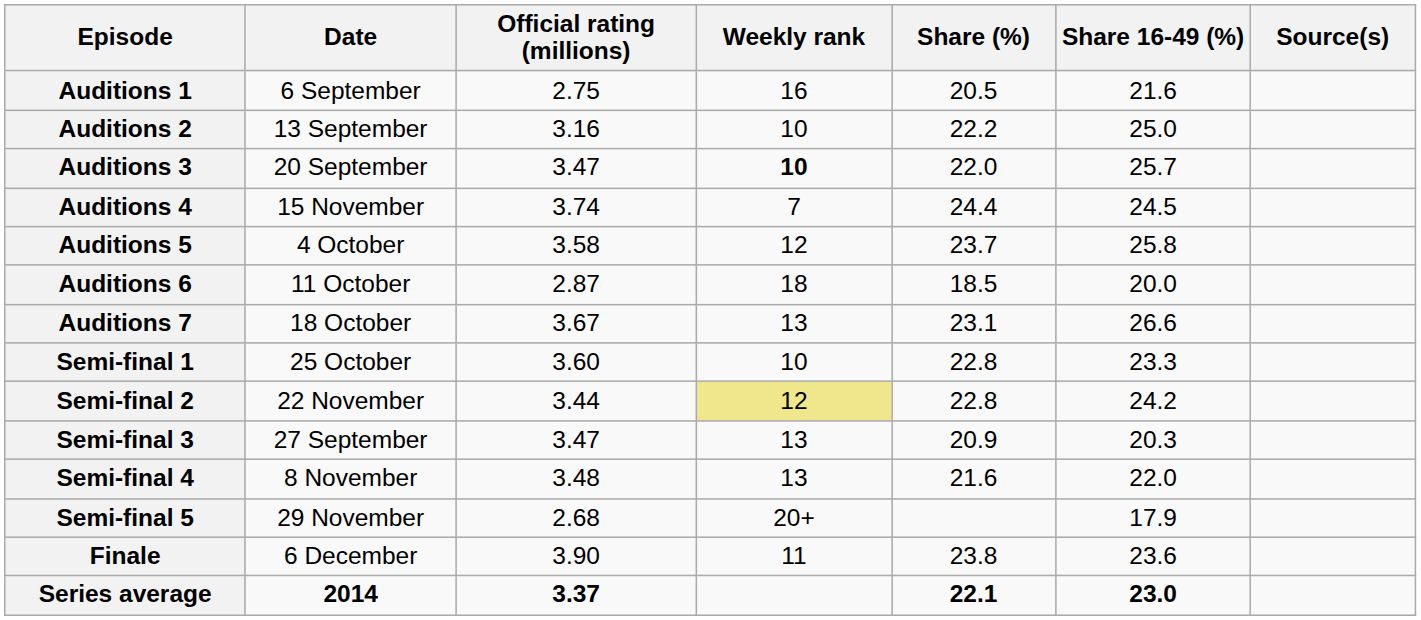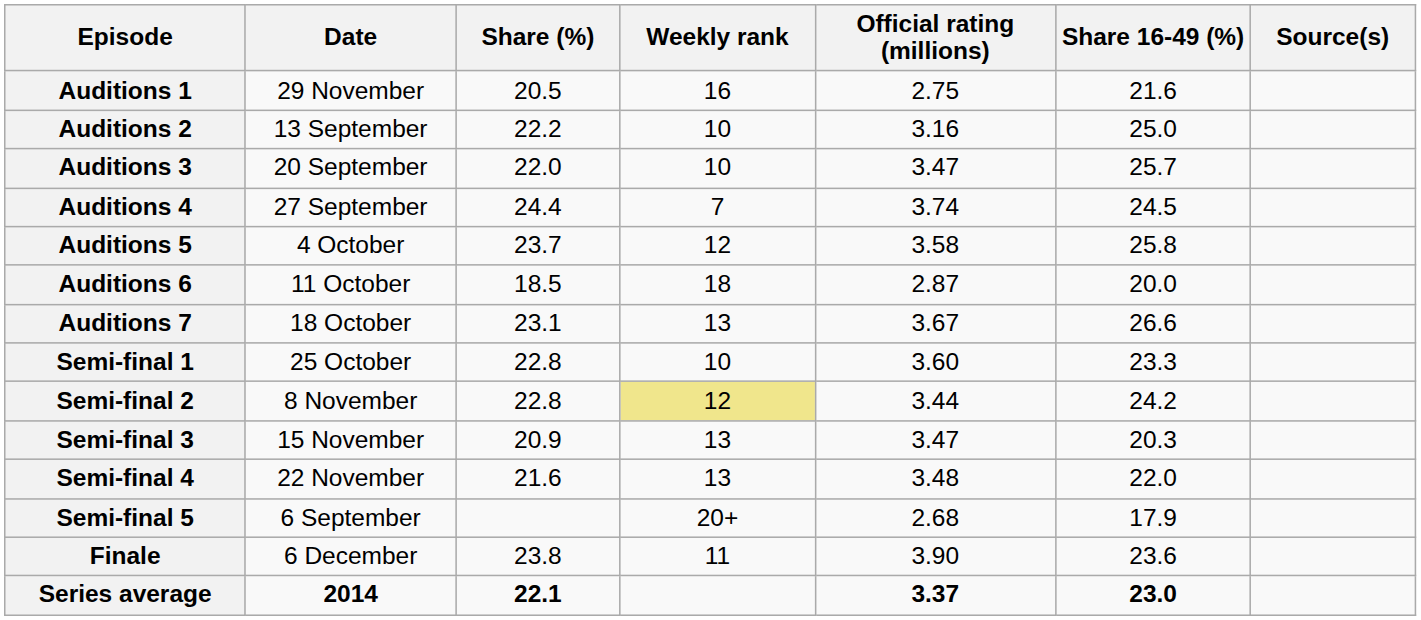columns swapped: (576, 37) <-> (974, 37)
(351, 90) 6 September -> (351, 90) 29 November
(794, 167) bold -> (717, 167) normal
(351, 206) 15 November -> (351, 206) 27 September
(351, 400) 22 November -> (351, 400) 8 November
(351, 439) 27 September -> (351, 439) 15 November
(351, 478) 8 November -> (351, 478) 22 November
(351, 517) 29 November -> (351, 517) 6 September
